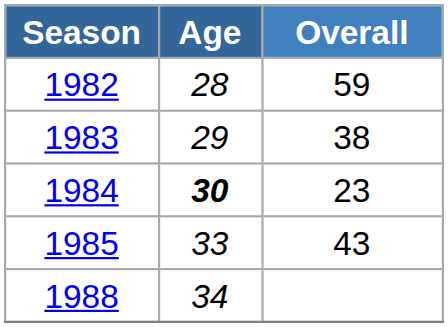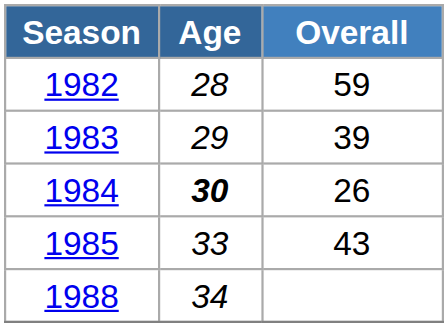(352, 138) 38 -> (352, 138) 39
(352, 191) 23 -> (352, 191) 26
